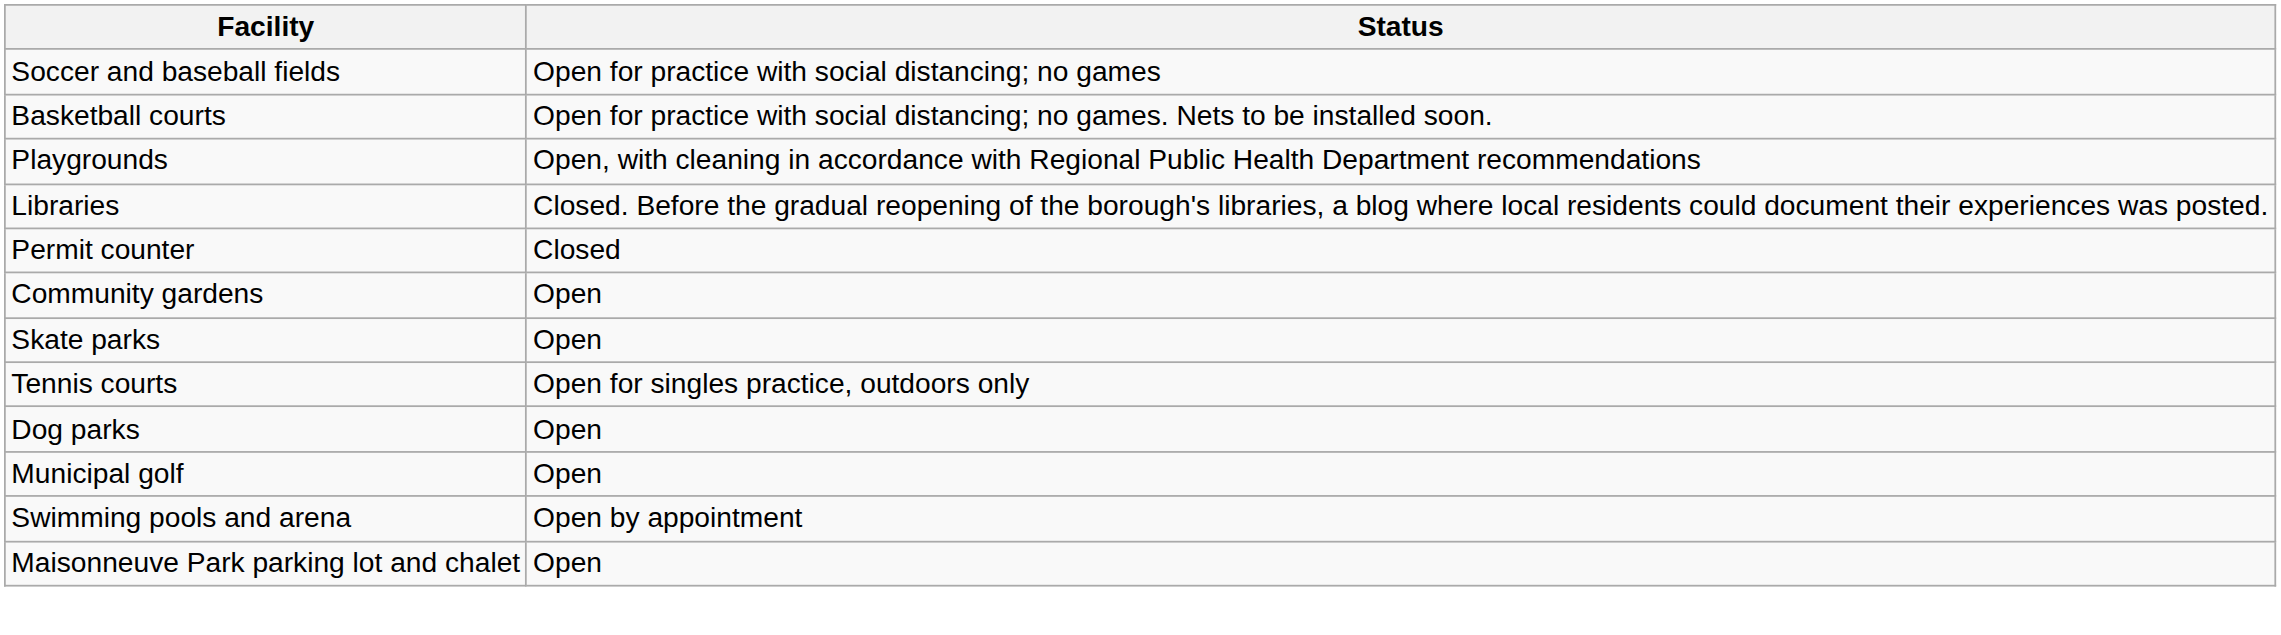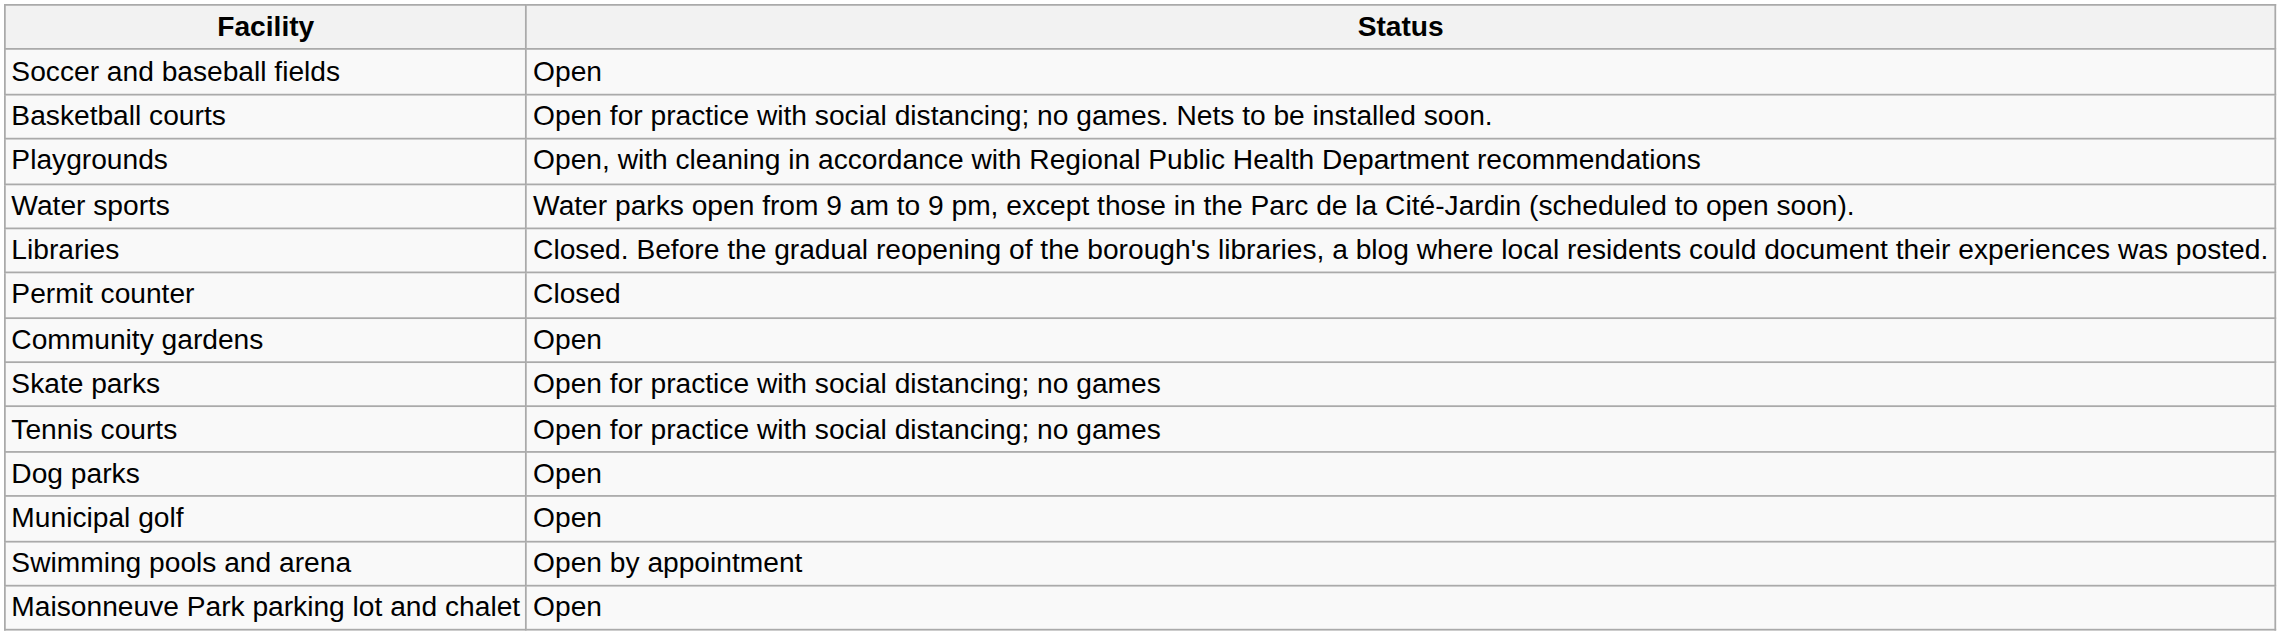(847, 71) Open for practice with social distancing; no games -> (568, 71) Open
+ row: (91, 205)
(568, 339) Open -> (847, 384) Open for practice with social distancing; no games
(781, 384) Open for singles practice, outdoors only -> (847, 428) Open for practice with social distancing; no games
